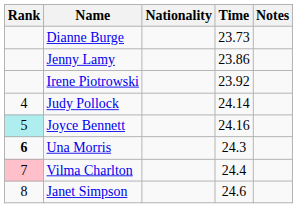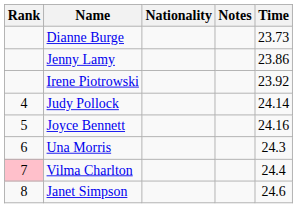columns swapped: (234, 15) <-> (273, 15)
(24, 125) paleturquoise background -> (24, 125) no background
(24, 147) bold -> (24, 147) normal
